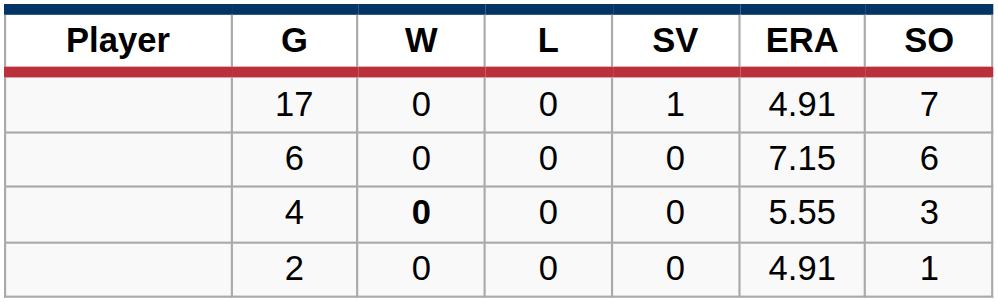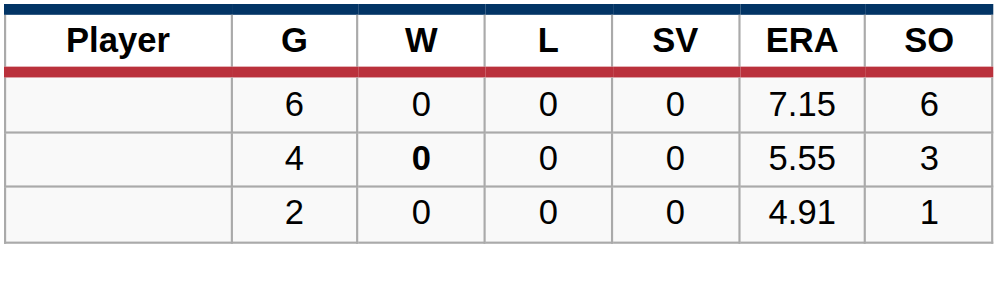- row: (294, 103)
